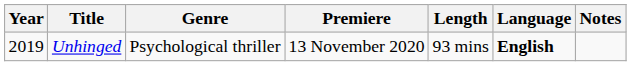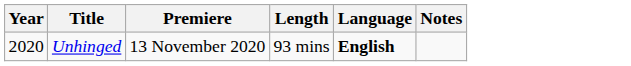- column: (205, 18)
(26, 46) 2019 -> (26, 46) 2020
